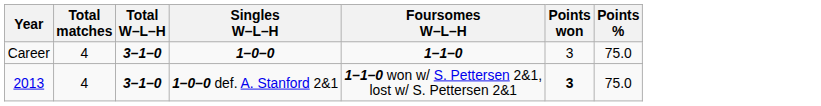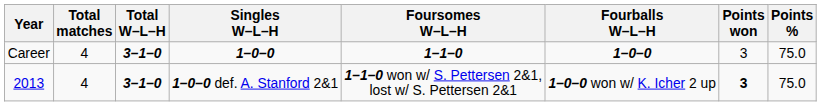+ column: (632, 23)
